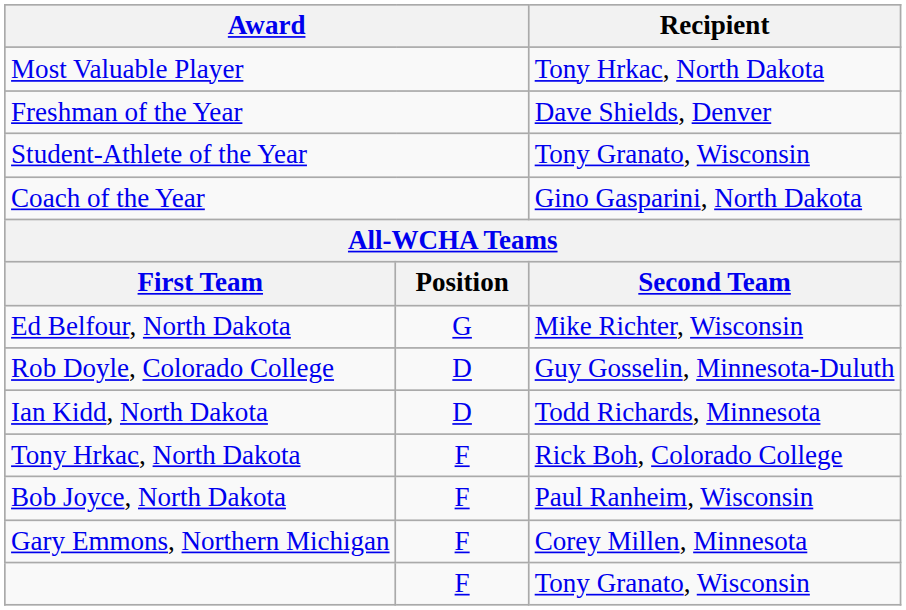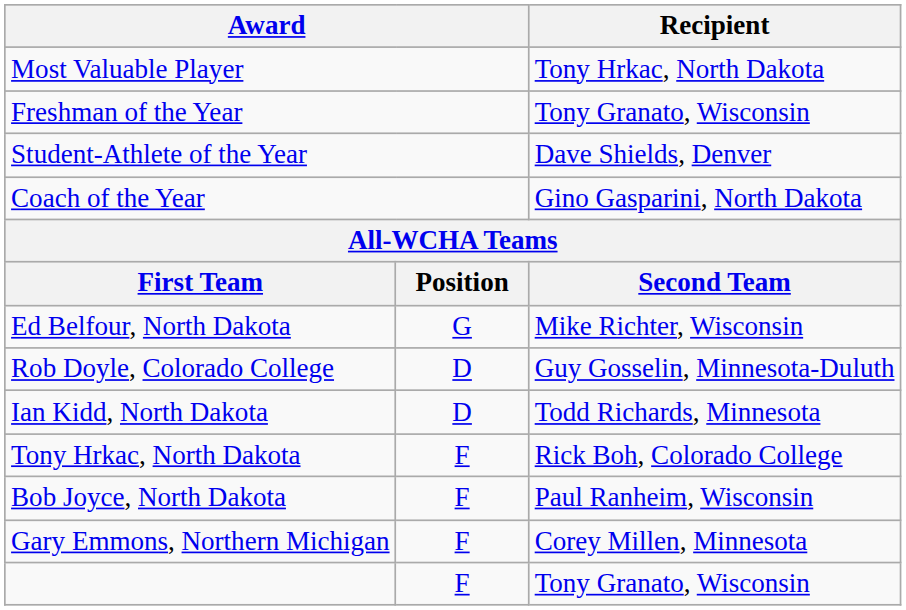(653, 111) Dave Shields, Denver -> (672, 111) Tony Granato, Wisconsin
(672, 154) Tony Granato, Wisconsin -> (653, 154) Dave Shields, Denver
